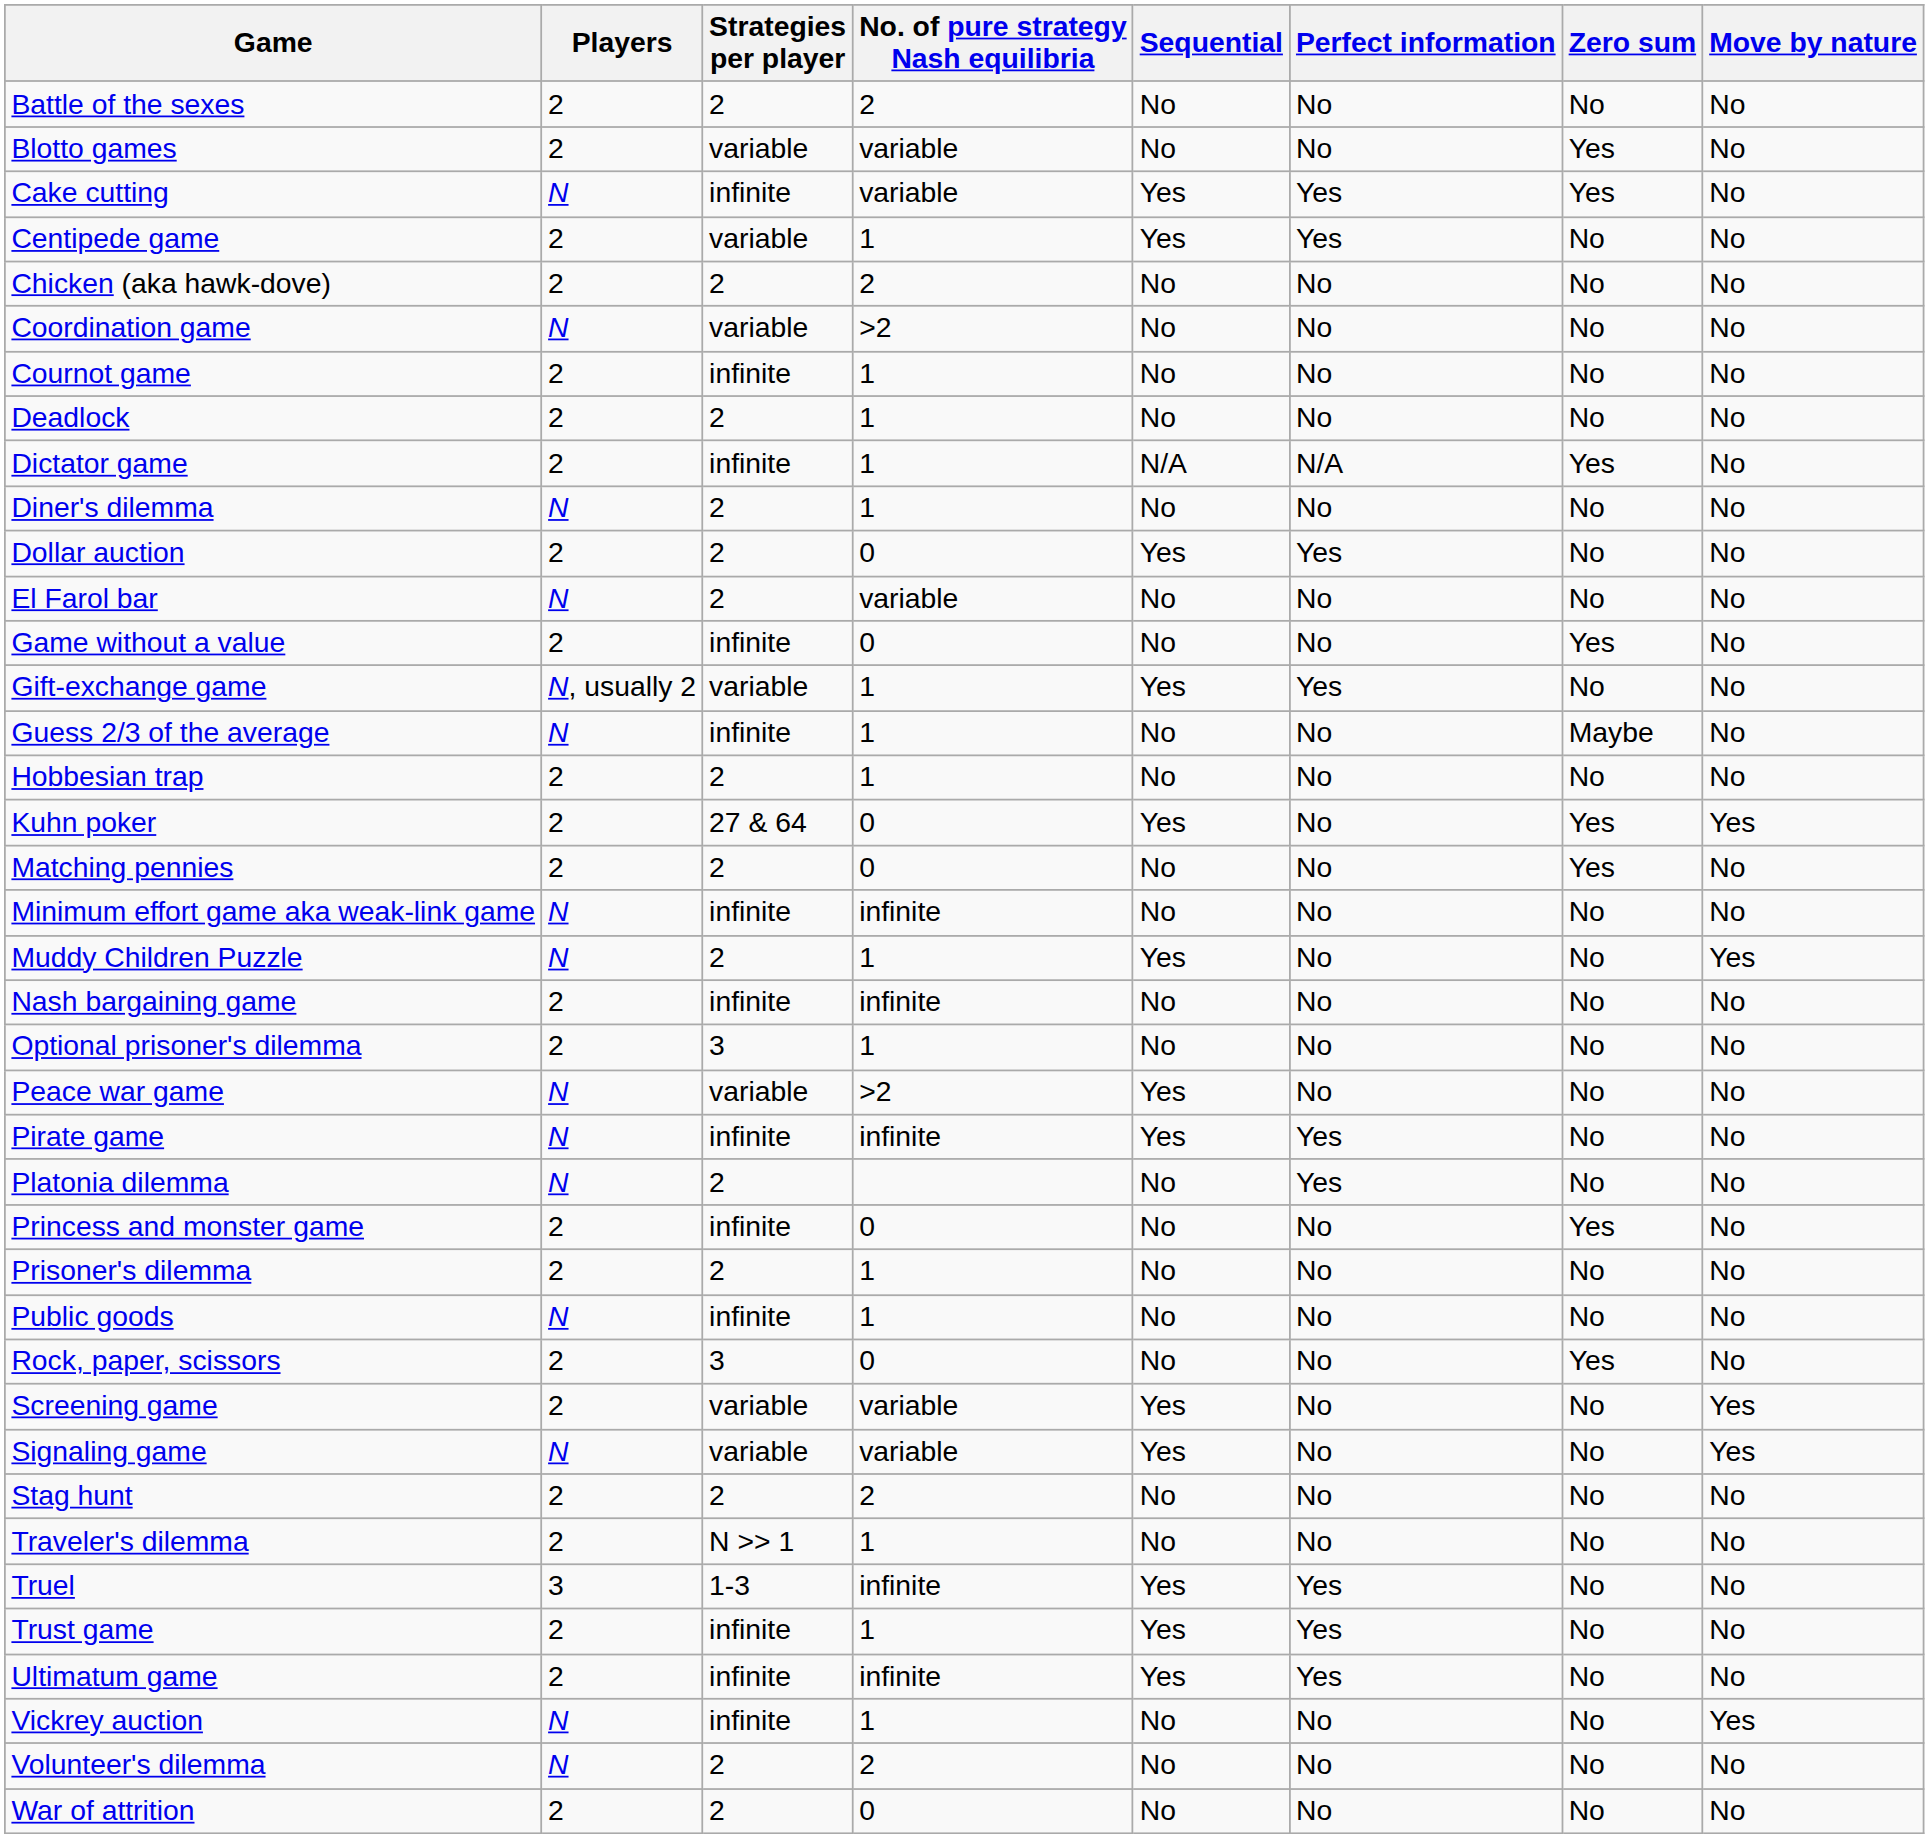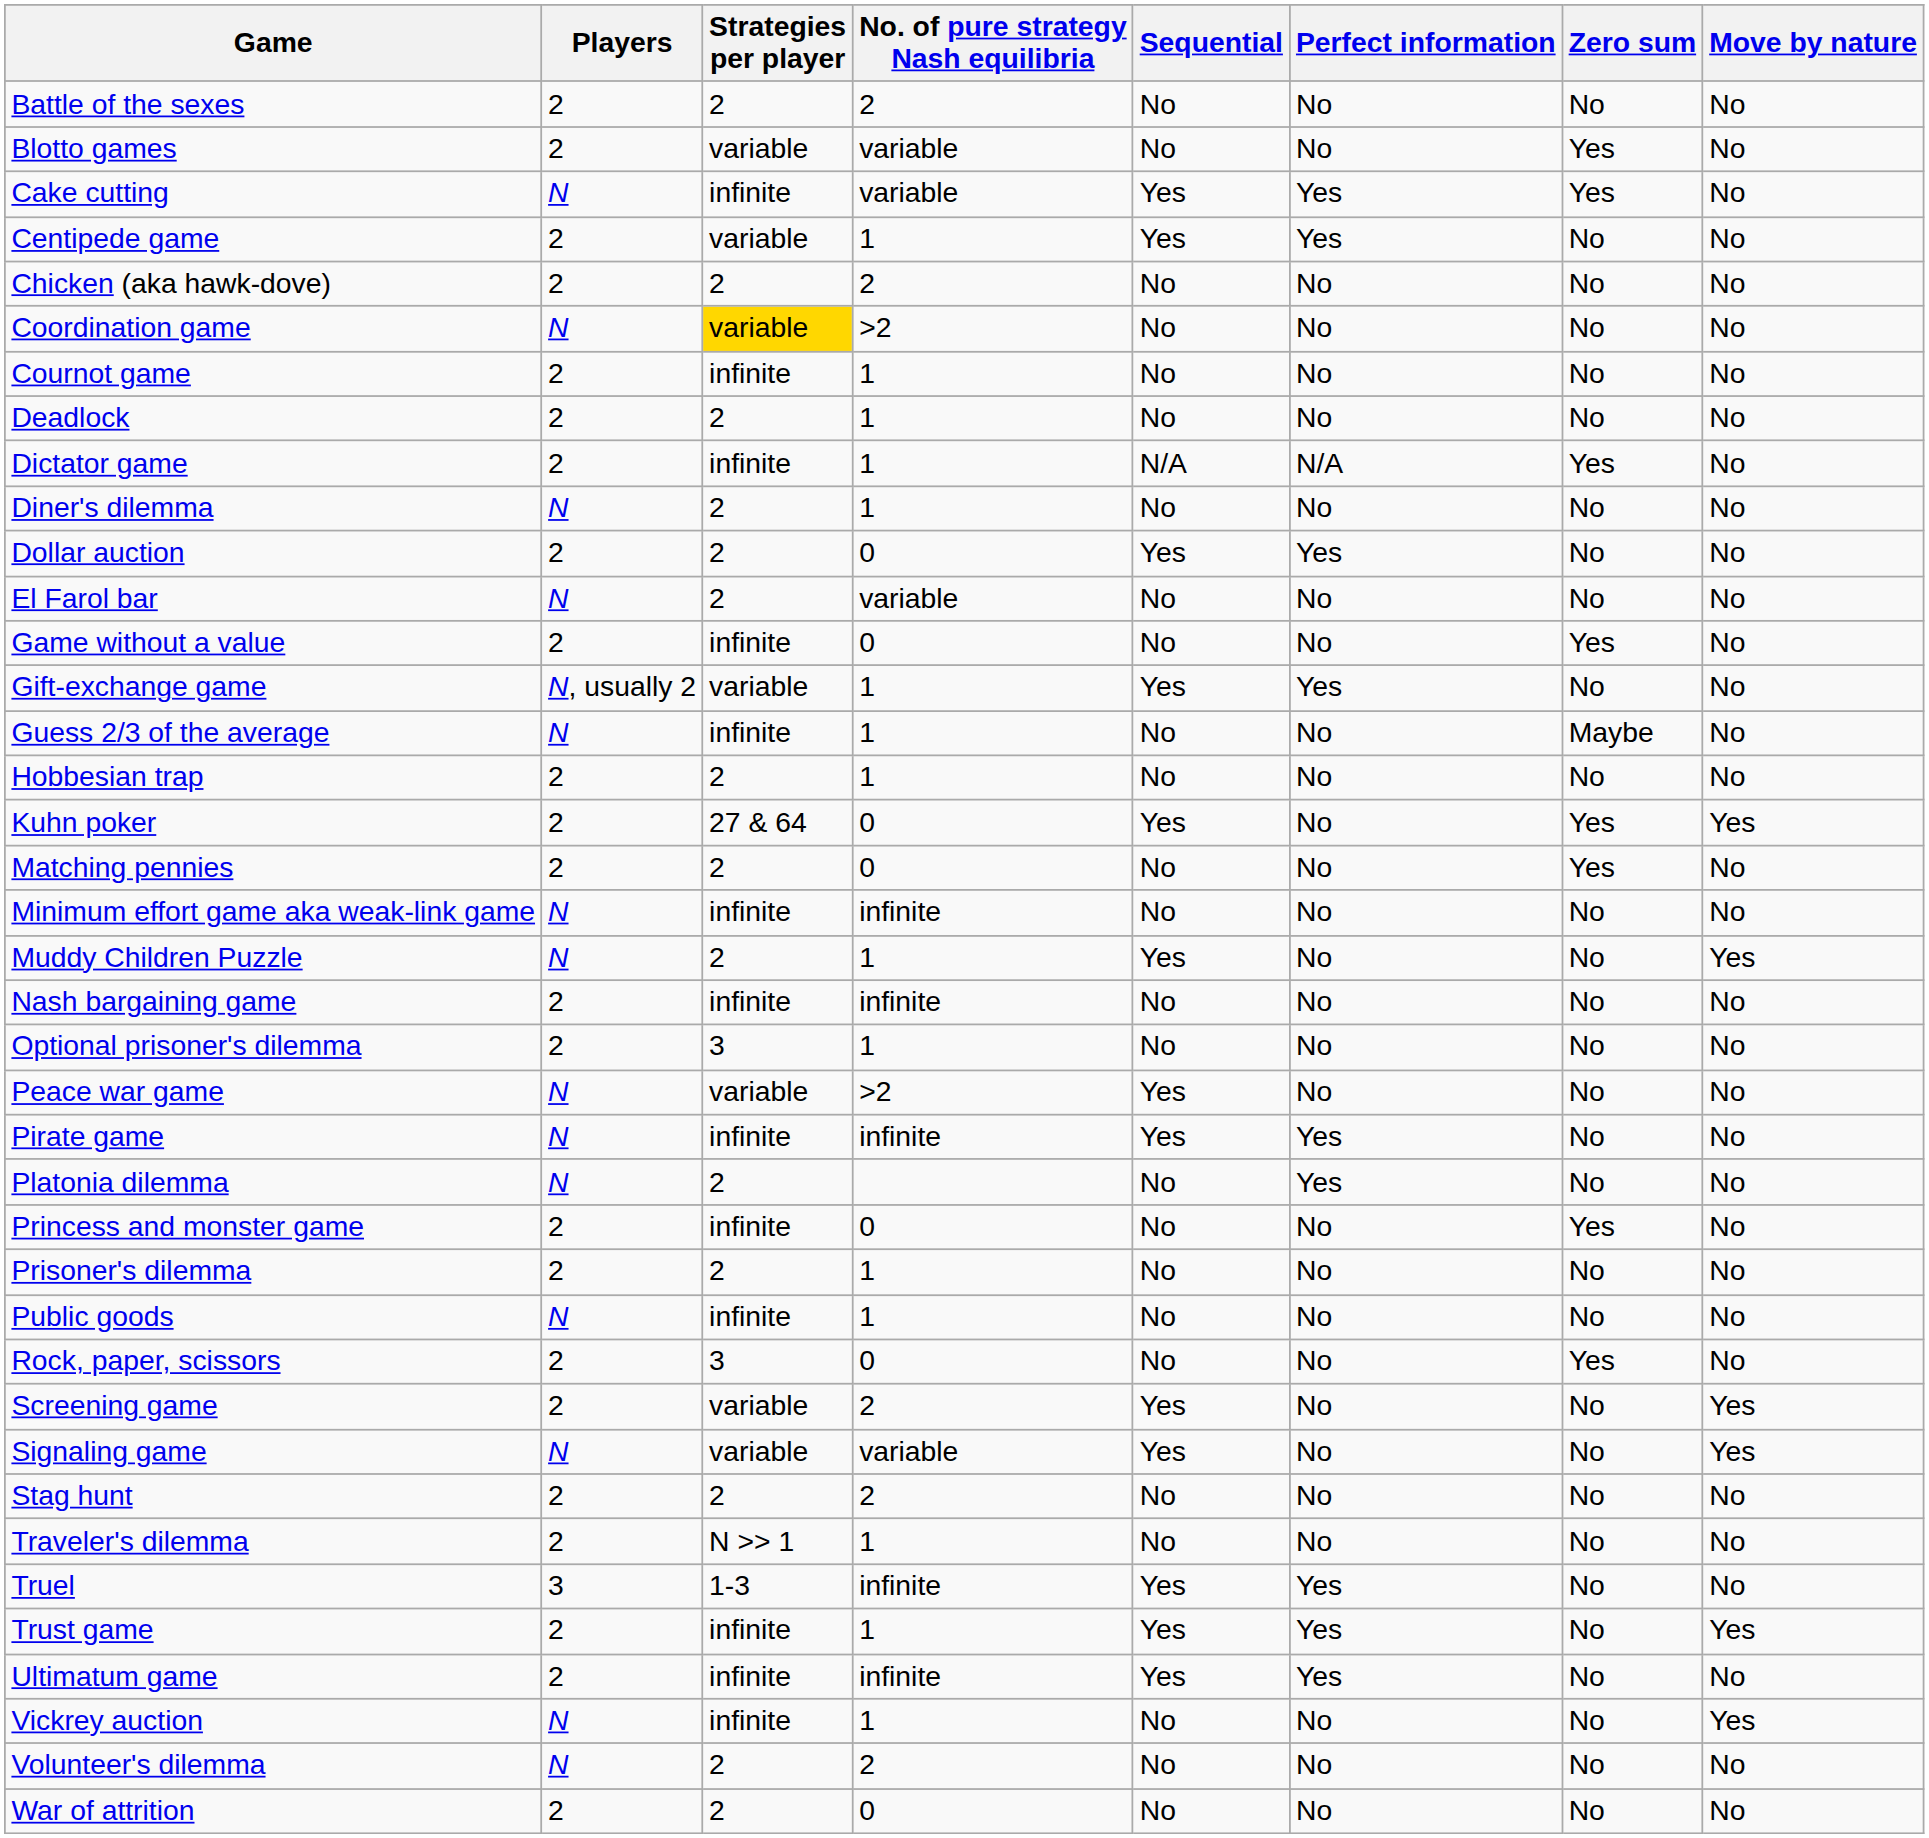(759, 328) no background -> (759, 328) gold background
(909, 1406) variable -> (867, 1406) 2
(1727, 1630) No -> (1732, 1630) Yes
